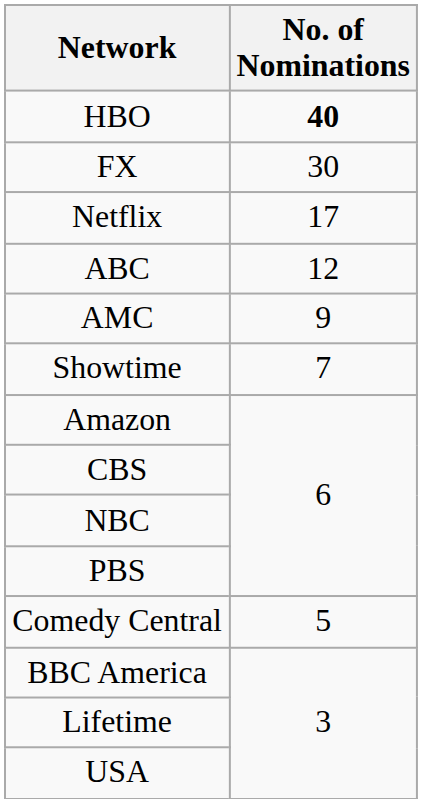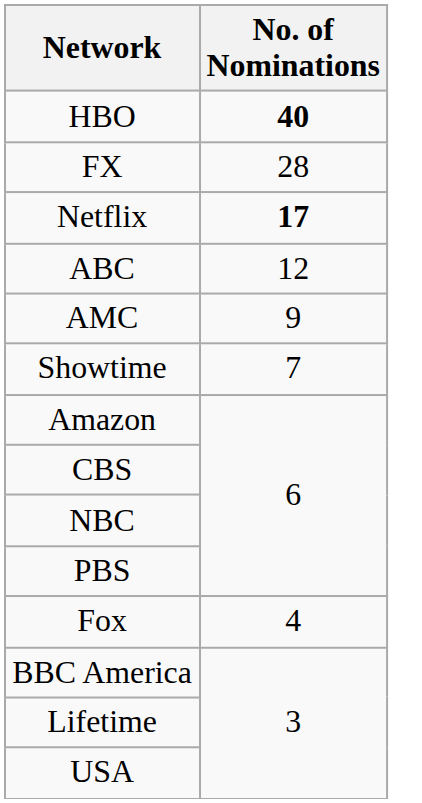(323, 166) 30 -> (293, 166) 28
(323, 217) normal -> (293, 217) bold
- row: (117, 621)
+ row: (102, 621)
